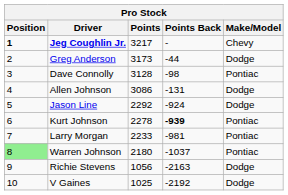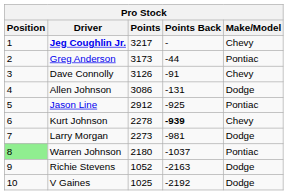(9, 43) bold -> (9, 43) normal
(240, 59) Dodge -> (242, 59) Pontiac
(141, 74) 3128 -> (141, 74) 3126
(172, 74) -98 -> (172, 74) -91
(242, 74) Pontiac -> (240, 74) Chevy
(141, 105) 2292 -> (141, 105) 2912
(175, 105) -924 -> (175, 105) -925
(240, 105) Dodge -> (242, 105) Pontiac
(242, 121) Pontiac -> (240, 121) Chevy
(141, 136) 2233 -> (141, 136) 2273
(242, 136) Pontiac -> (240, 136) Dodge
(141, 167) 1056 -> (141, 167) 1052
